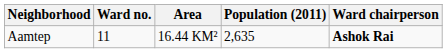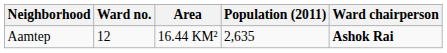(104, 36) 11 -> (104, 36) 12
